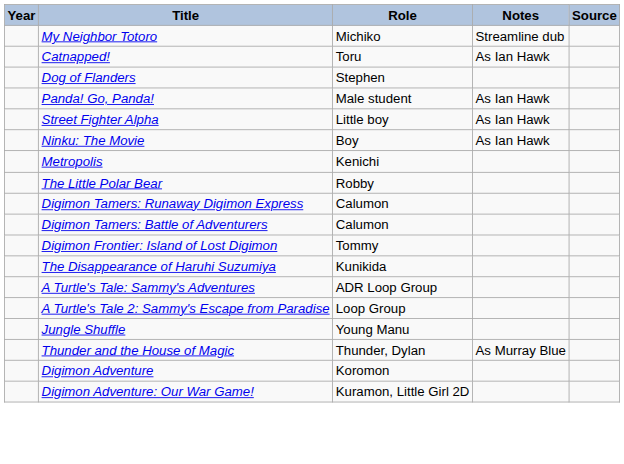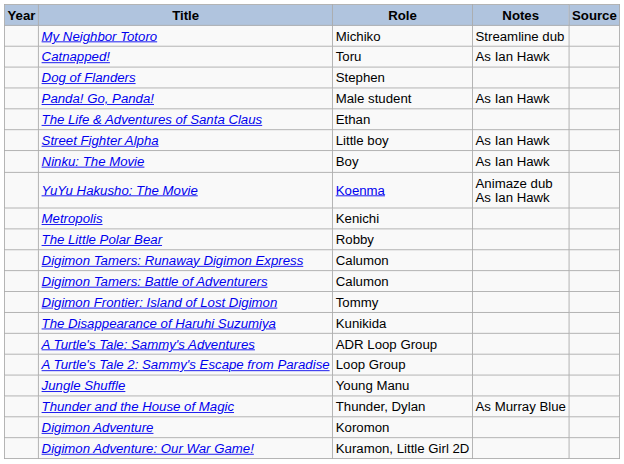+ row: (152, 120)
+ row: (120, 190)
